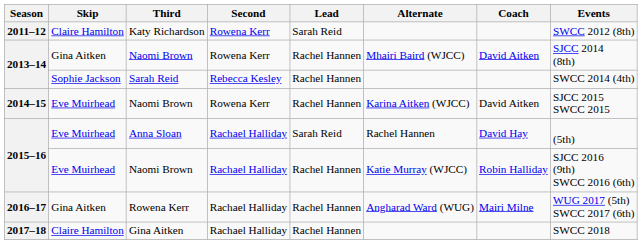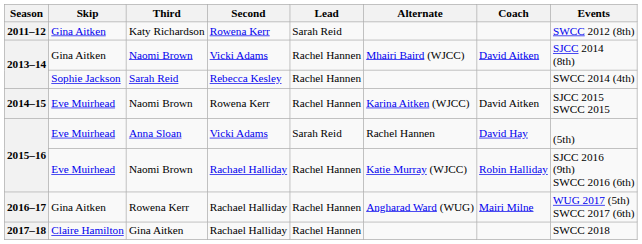(88, 31) Claire Hamilton -> (79, 31) Gina Aitken
(240, 55) Rowena Kerr -> (239, 55) Vicki Adams
(248, 133) Rachael Halliday -> (239, 133) Vicki Adams
